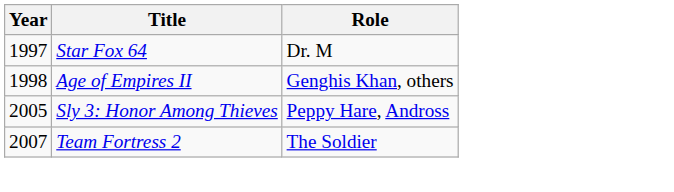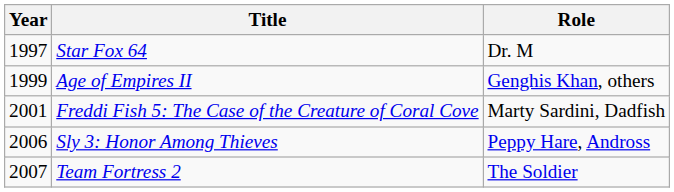(28, 80) 1998 -> (28, 80) 1999
+ row: (267, 111)
(28, 111) 2005 -> (28, 141) 2006
